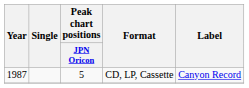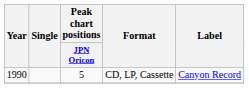(17, 75) 1987 -> (17, 75) 1990
